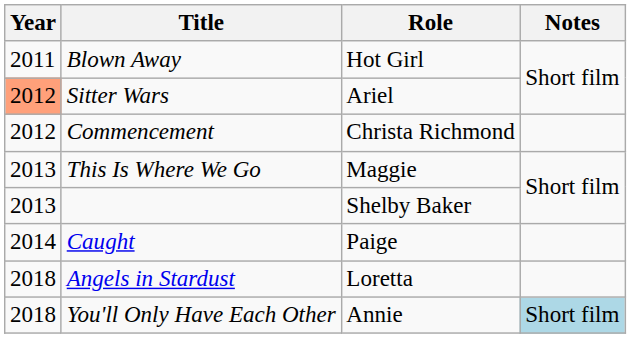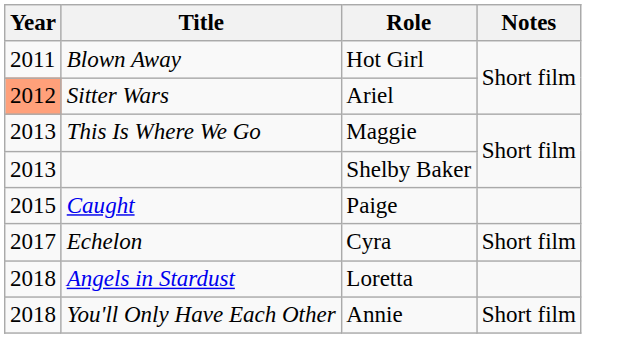- row: (140, 132)
(33, 242) 2014 -> (33, 205) 2015
+ row: (104, 242)
(572, 315) lightblue background -> (529, 315) no background
